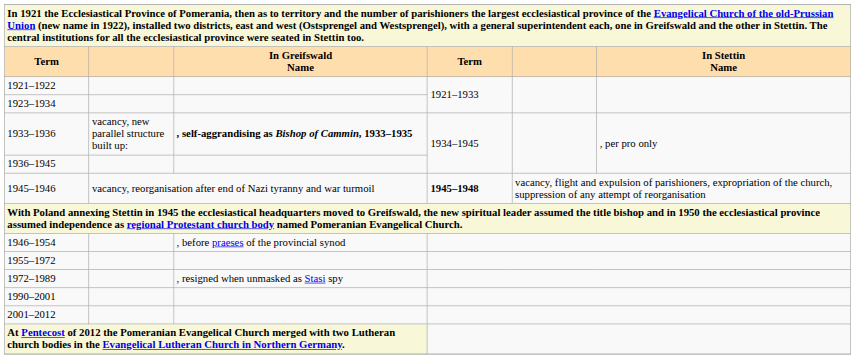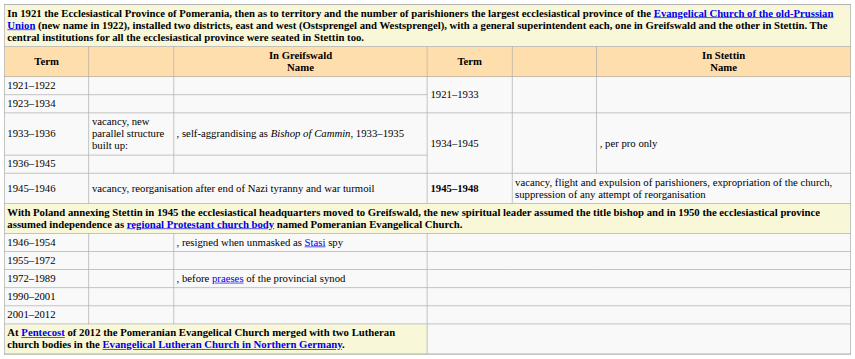(295, 134) bold -> (290, 134) normal
(261, 242) , before praeses of the provincial synod -> (260, 242) , resigned when unmasked as Stasi spy
(260, 278) , resigned when unmasked as Stasi spy -> (261, 278) , before praeses of the provincial synod
